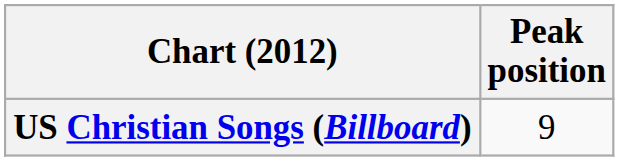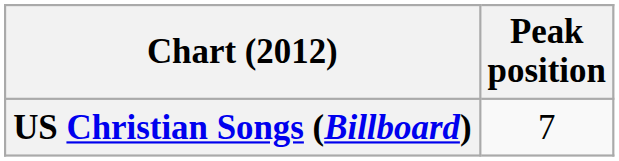(547, 126) 9 -> (547, 126) 7
